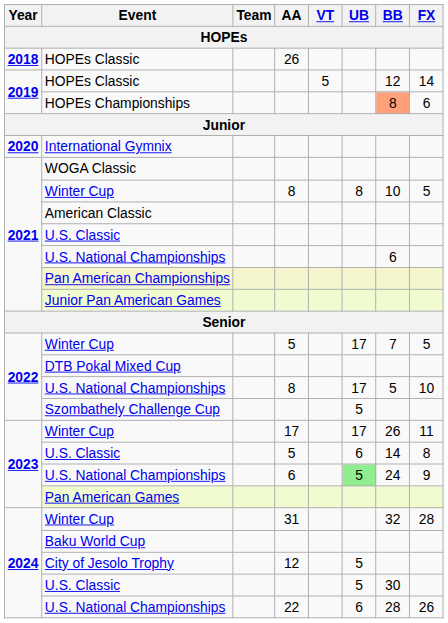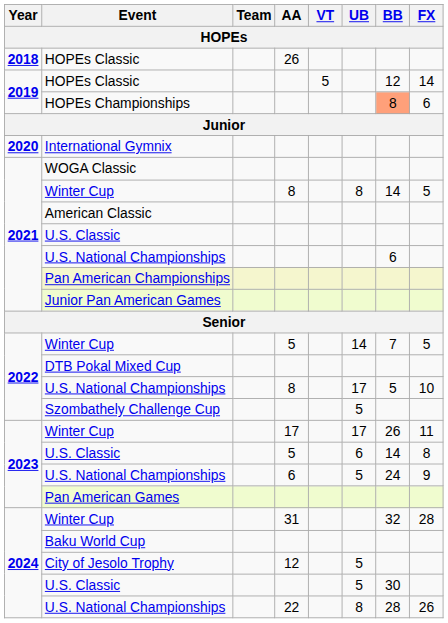(393, 191) 10 -> (393, 191) 14
(359, 344) 17 -> (359, 344) 14
(359, 475) lightgreen background -> (359, 475) no background
(359, 607) 6 -> (359, 607) 8
